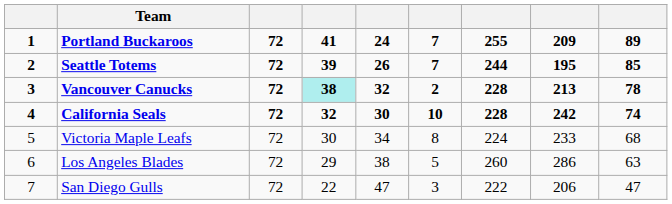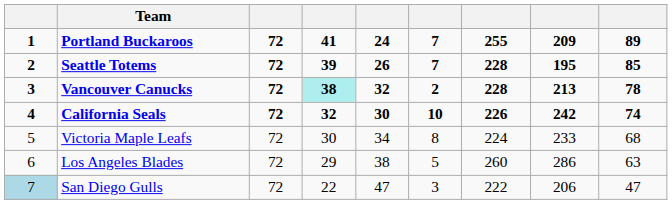(496, 65) 244 -> (496, 65) 228
(496, 114) 228 -> (496, 114) 226
(31, 187) no background -> (31, 187) lightblue background
